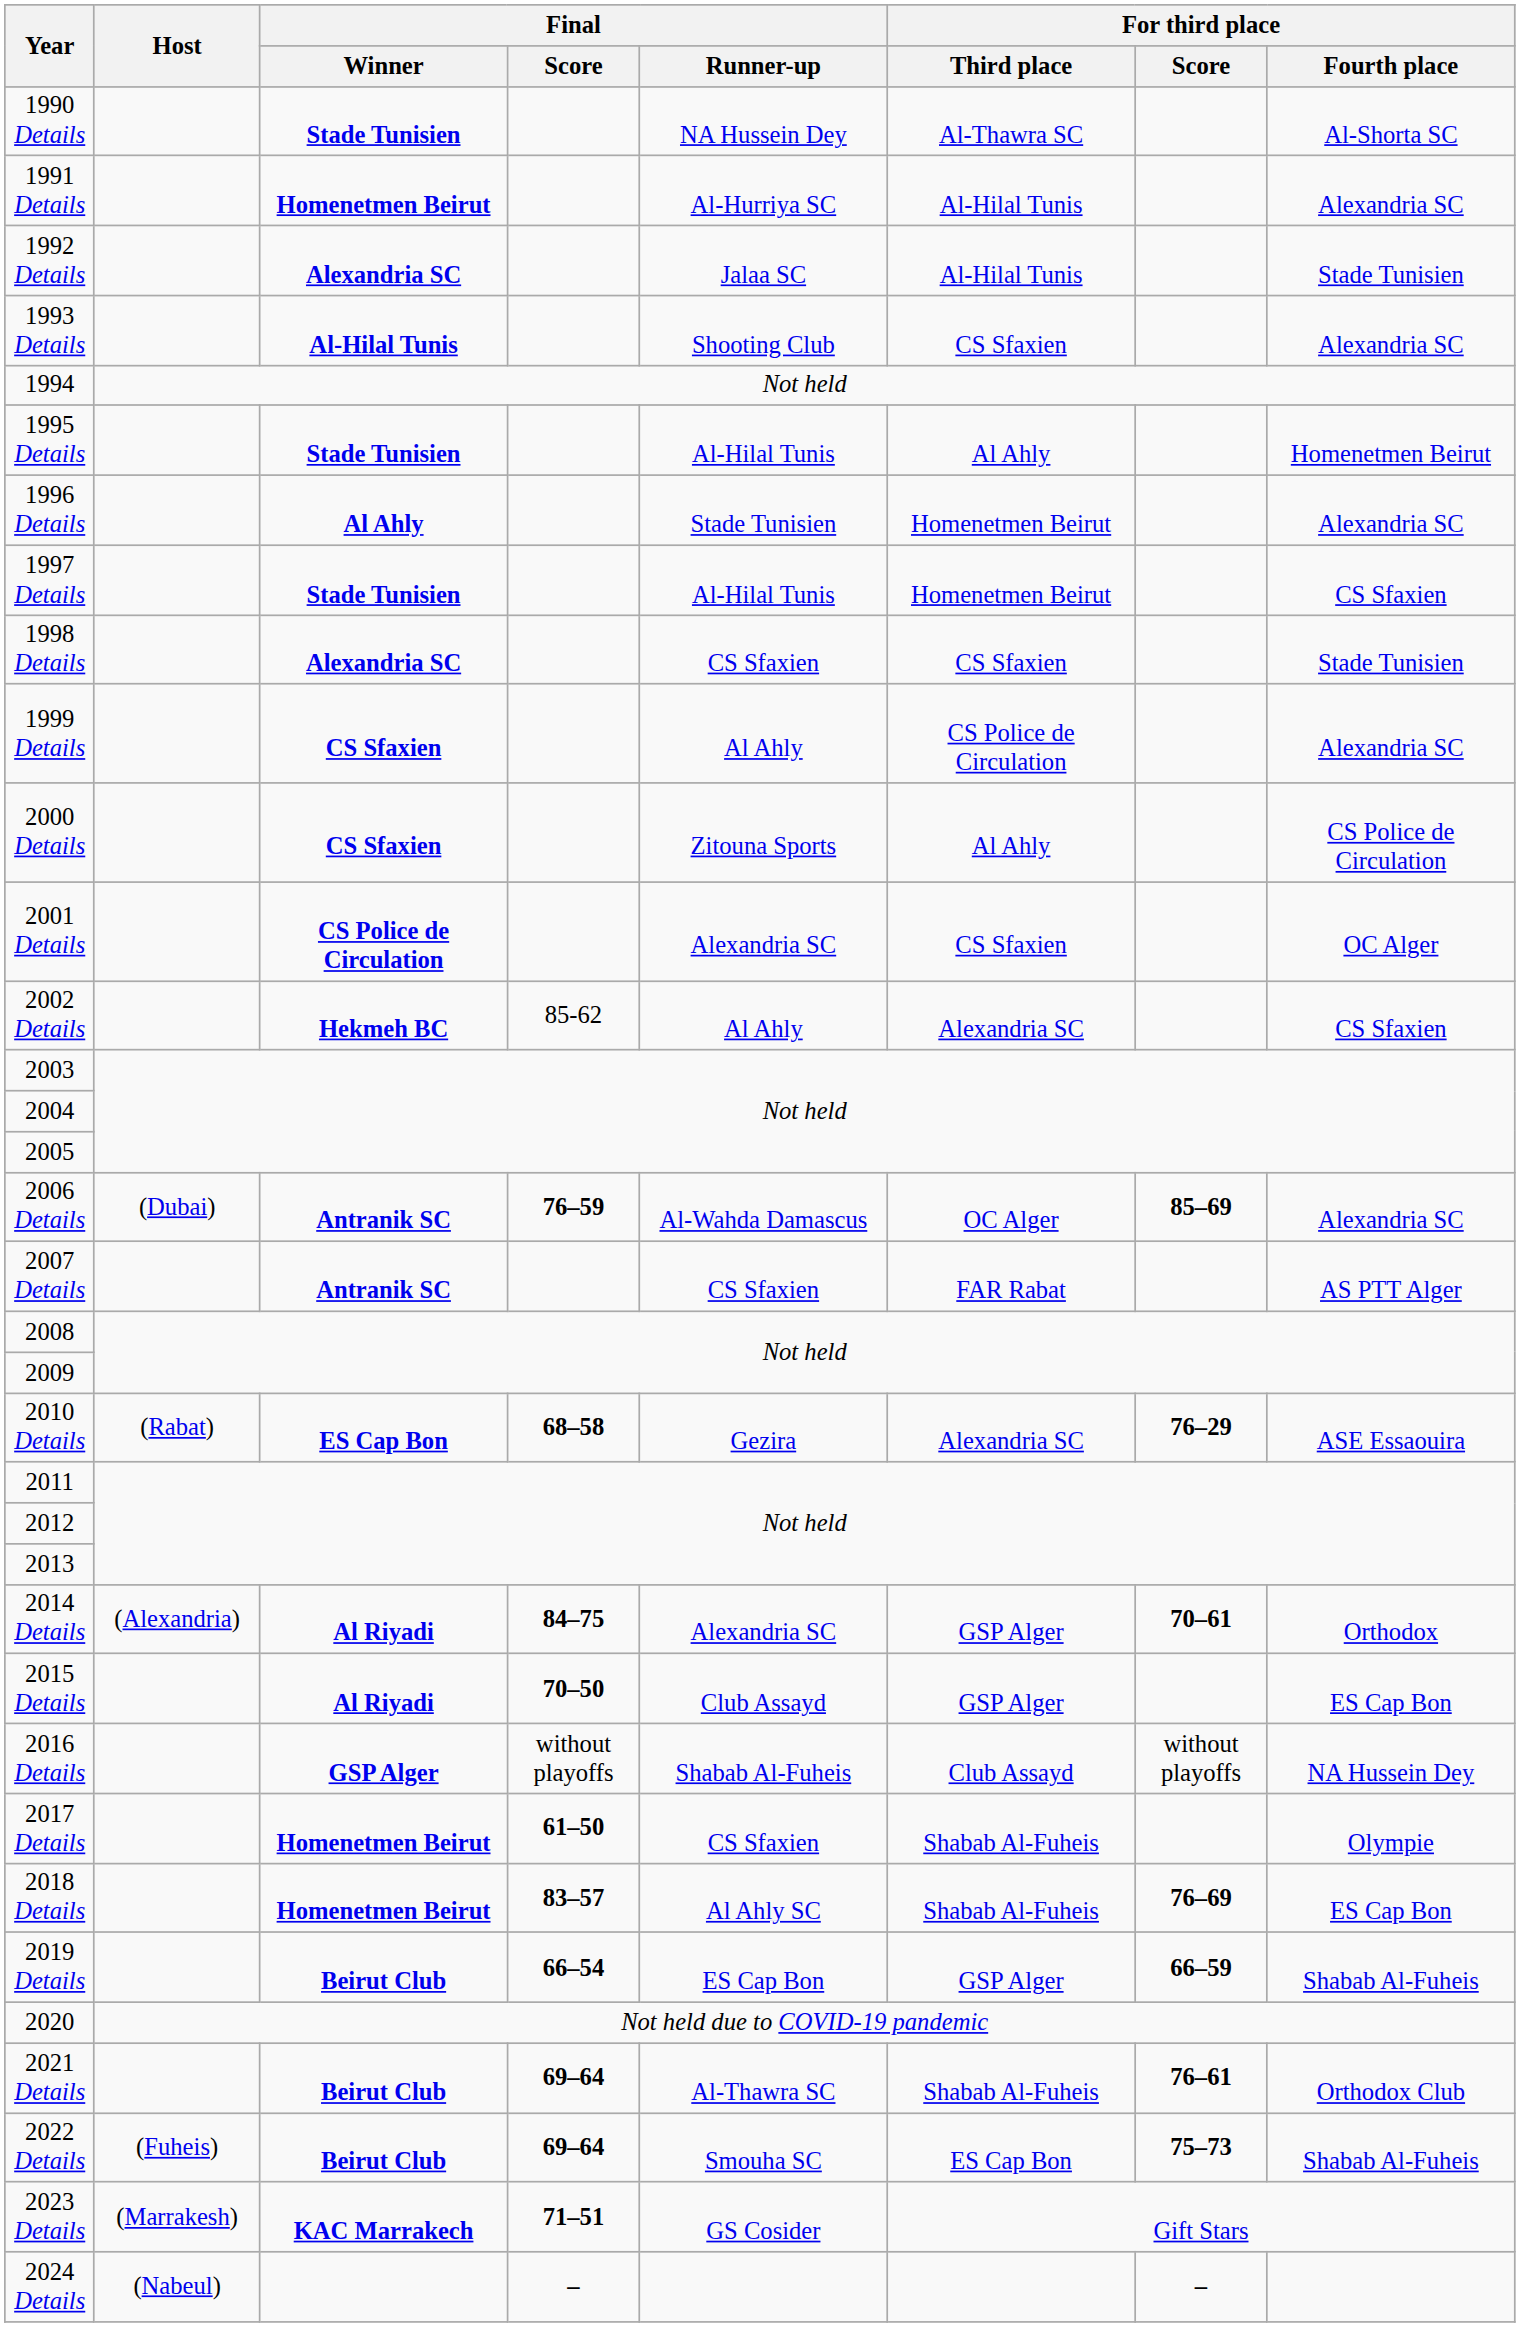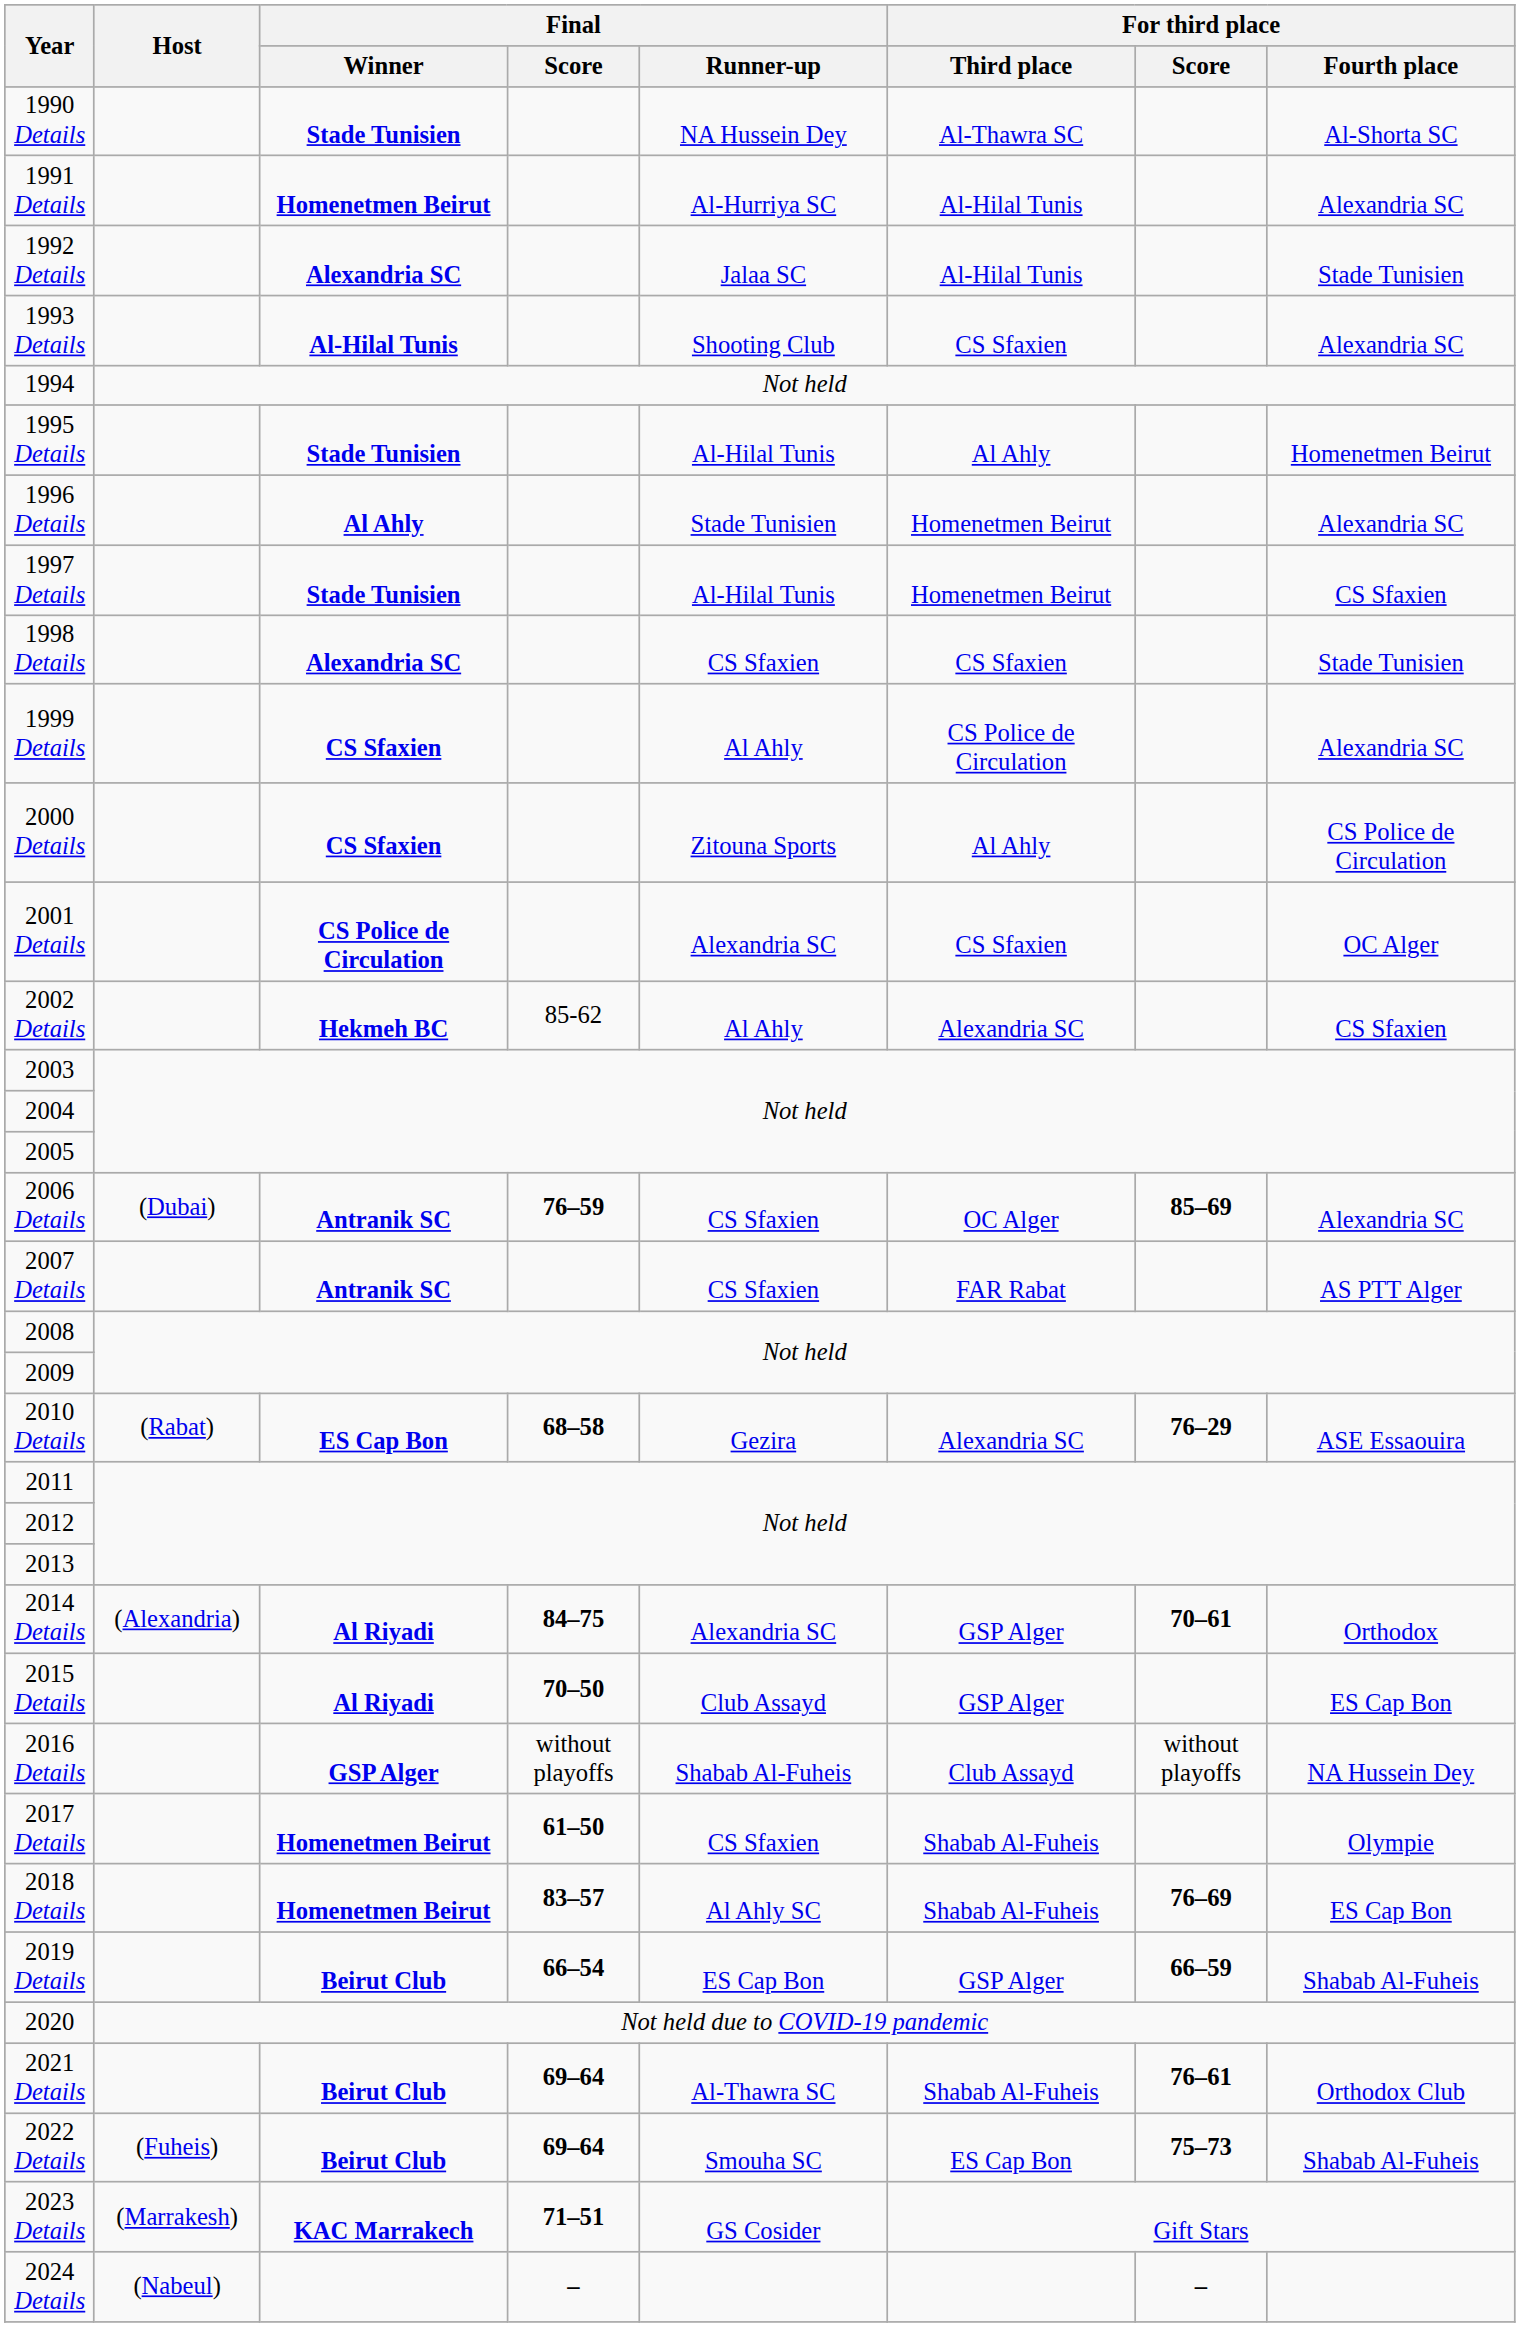(763, 1221) Al-Wahda Damascus -> (763, 1221) CS Sfaxien
